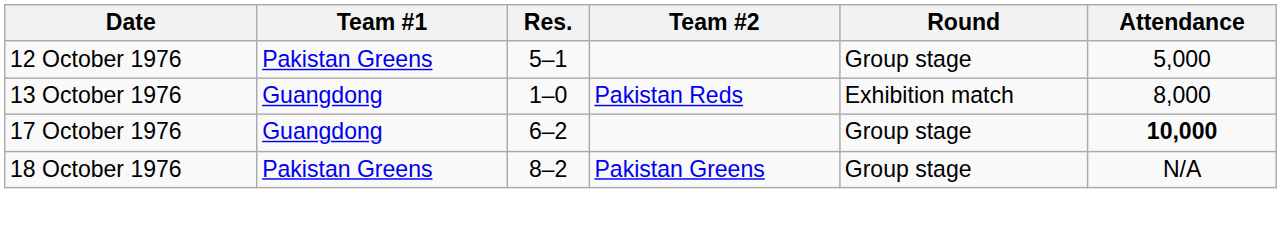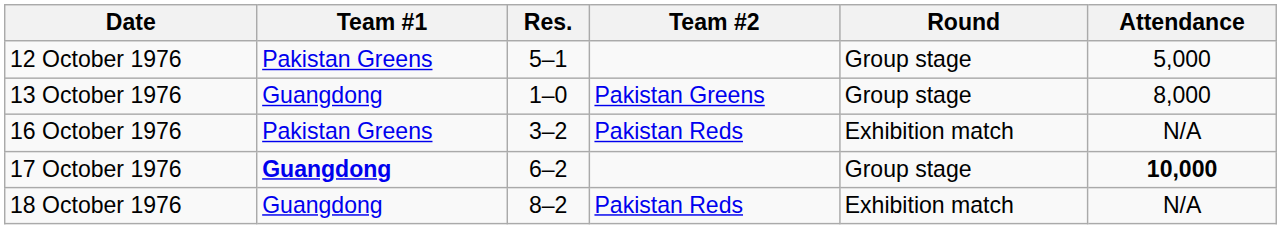(669, 95) Pakistan Reds -> (680, 95) Pakistan Greens
(929, 95) Exhibition match -> (908, 95) Group stage
+ row: (96, 132)
(322, 132) normal -> (327, 168) bold
(347, 168) Pakistan Greens -> (322, 205) Guangdong
(680, 168) Pakistan Greens -> (669, 205) Pakistan Reds
(908, 168) Group stage -> (929, 205) Exhibition match
